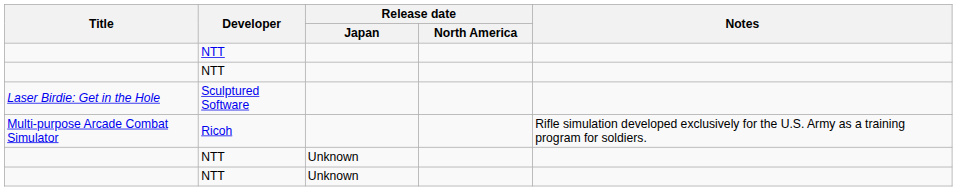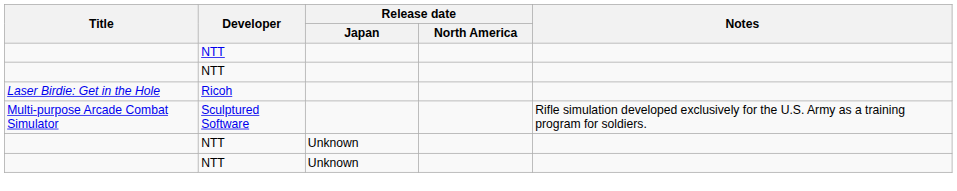(230, 98) Sculptured Software -> (217, 91) Ricoh
(217, 131) Ricoh -> (230, 117) Sculptured Software
